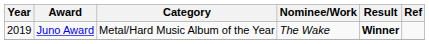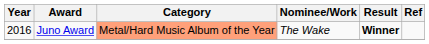(19, 30) 2019 -> (19, 30) 2016
(187, 30) no background -> (187, 30) lightsalmon background
